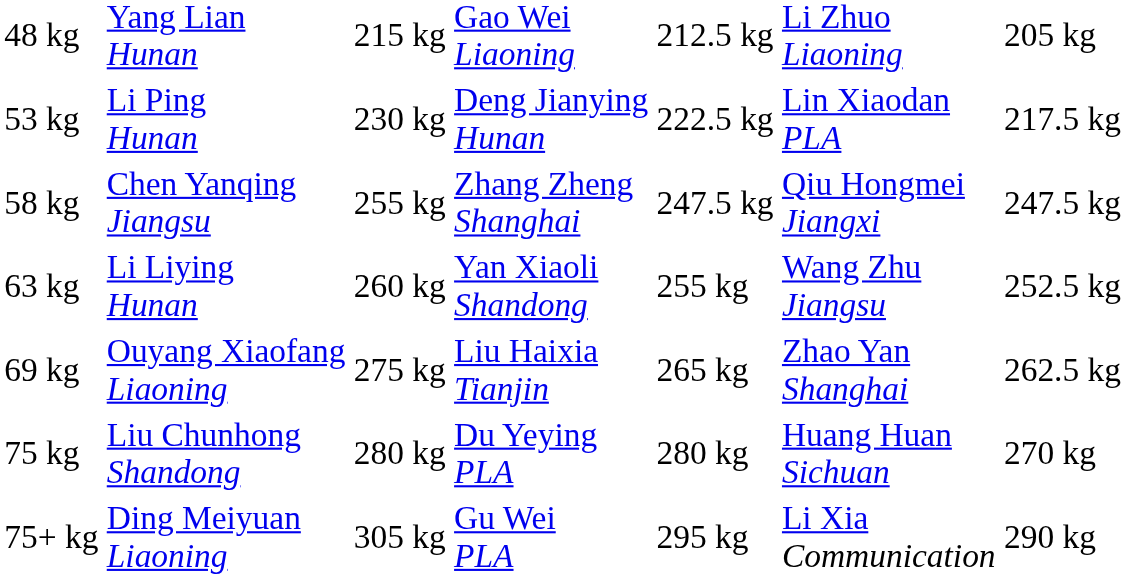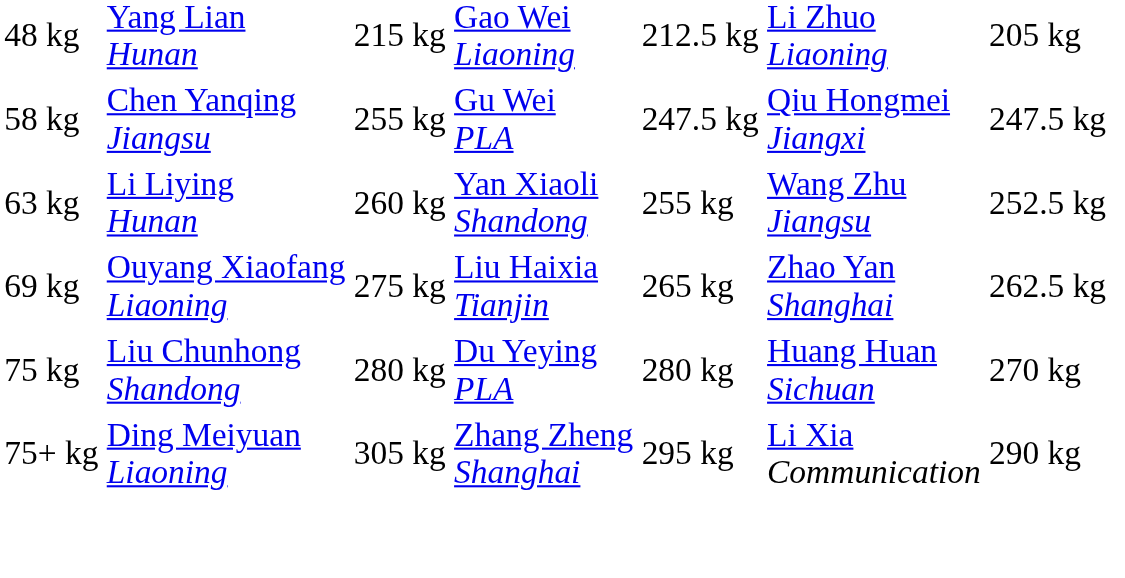- row: (42, 118)
(544, 202) Zhang Zheng Shanghai -> (505, 118) Gu Wei PLA
(505, 536) Gu Wei PLA -> (544, 453) Zhang Zheng Shanghai
